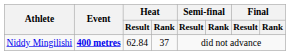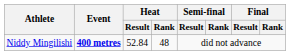(137, 43) 62.84 -> (137, 43) 52.84
(164, 43) 37 -> (164, 43) 48
